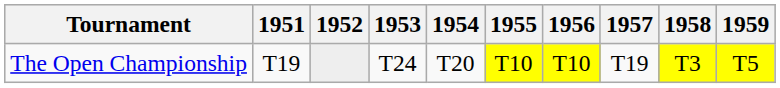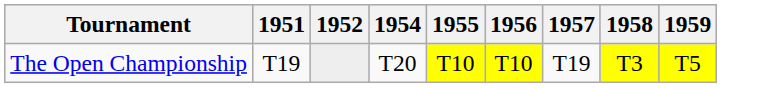- column: (397, 24)
